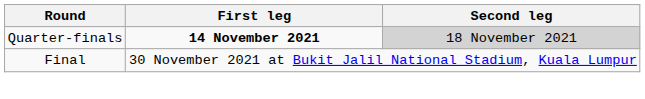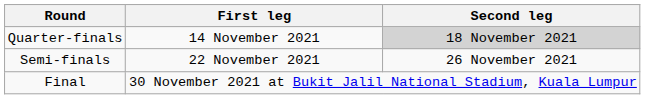(254, 38) bold -> (254, 38) normal
+ row: (65, 60)
